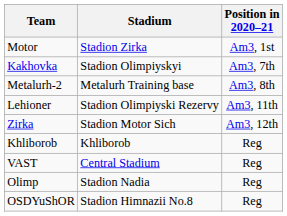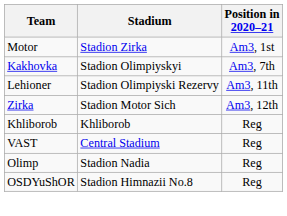- row: (35, 85)
